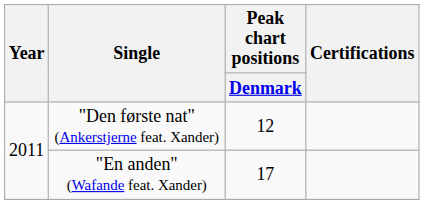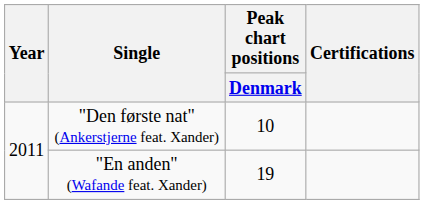(265, 125) 12 -> (265, 125) 10
(265, 174) 17 -> (265, 174) 19
